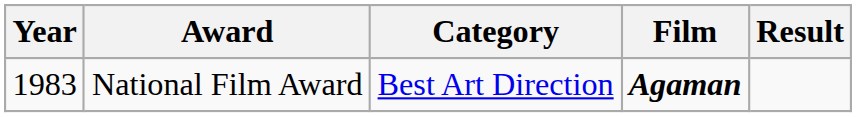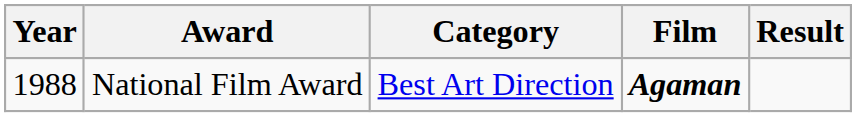(45, 84) 1983 -> (45, 84) 1988
